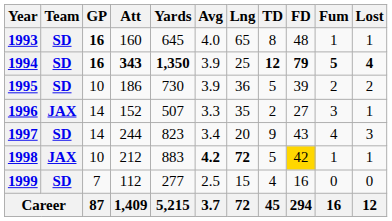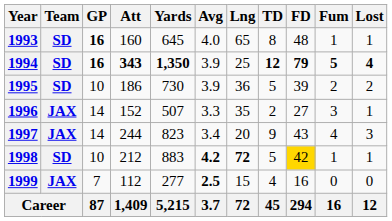(62, 134) SD -> (62, 134) JAX
(62, 157) JAX -> (62, 157) SD
(62, 181) SD -> (62, 181) JAX
(211, 181) normal -> (211, 181) bold
